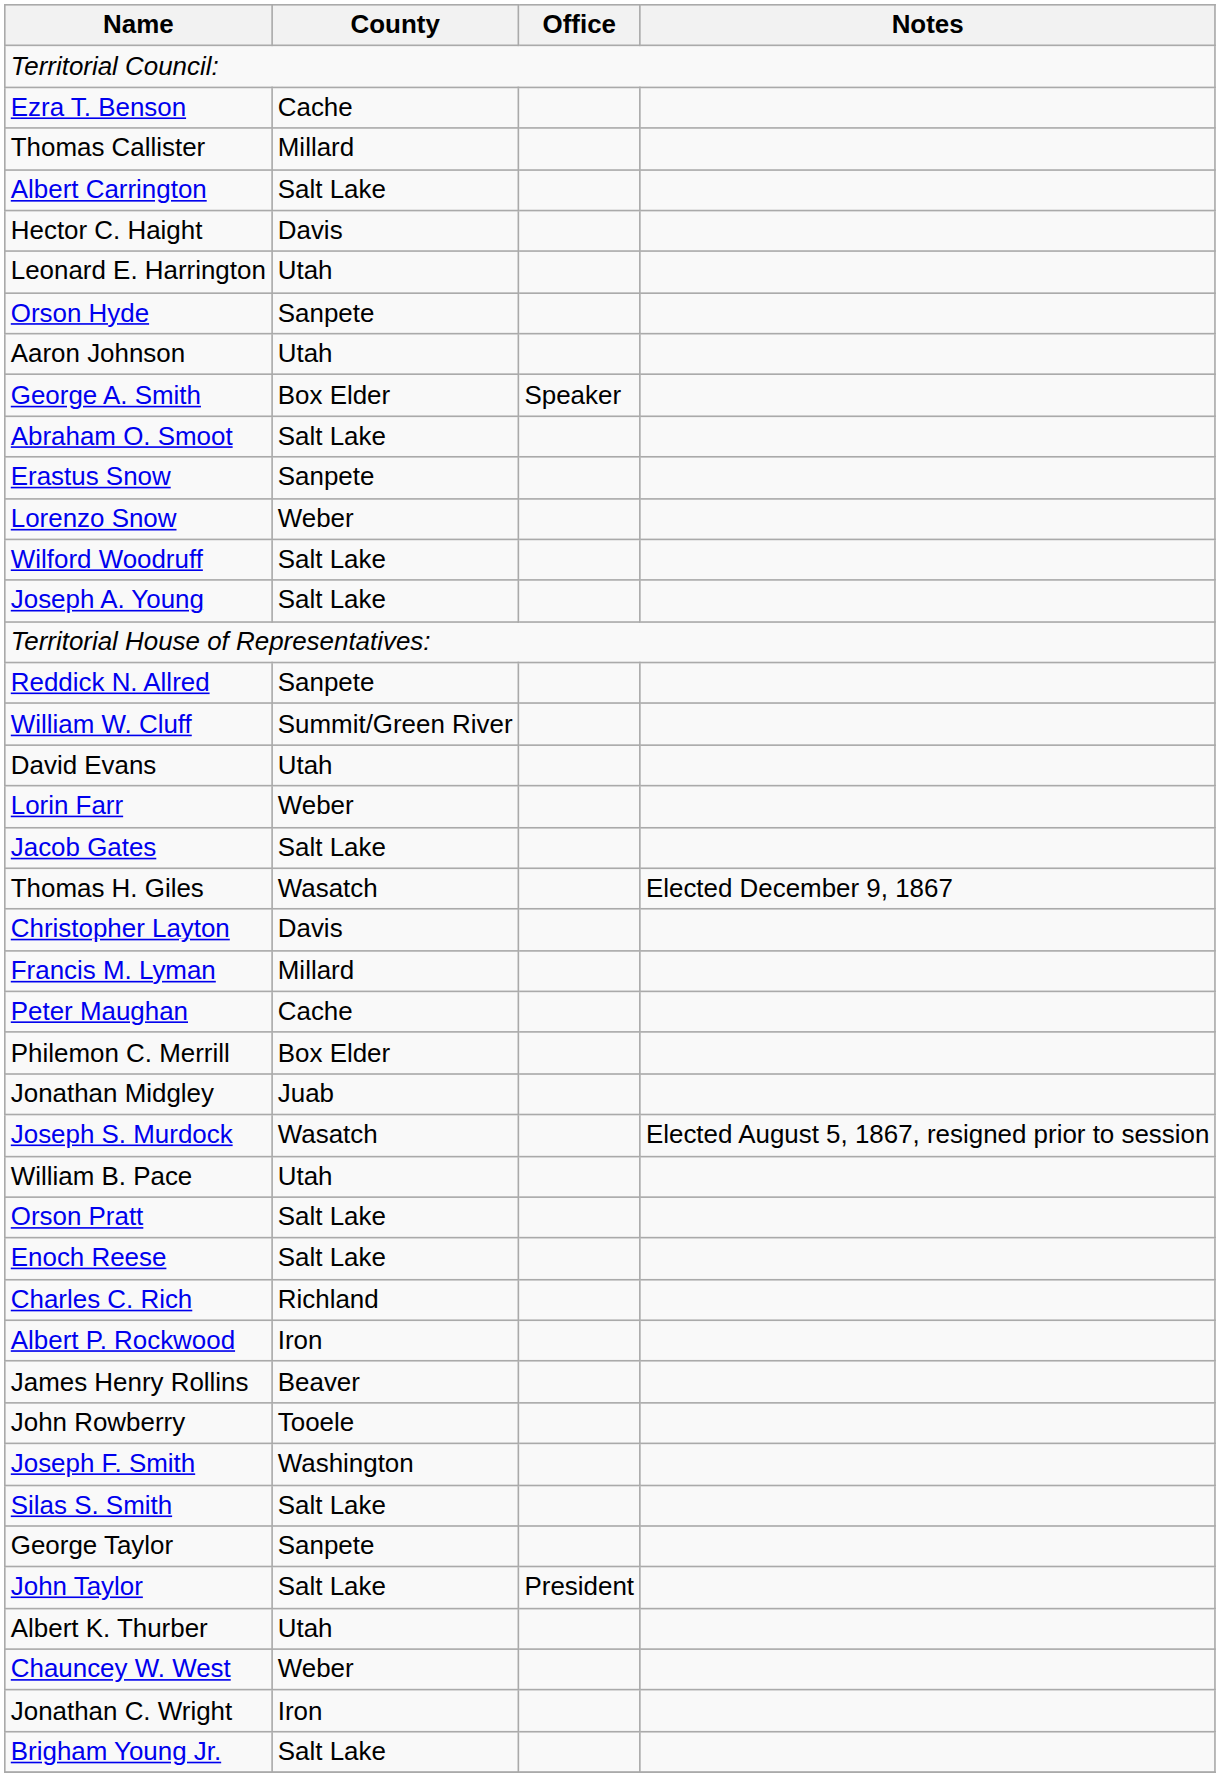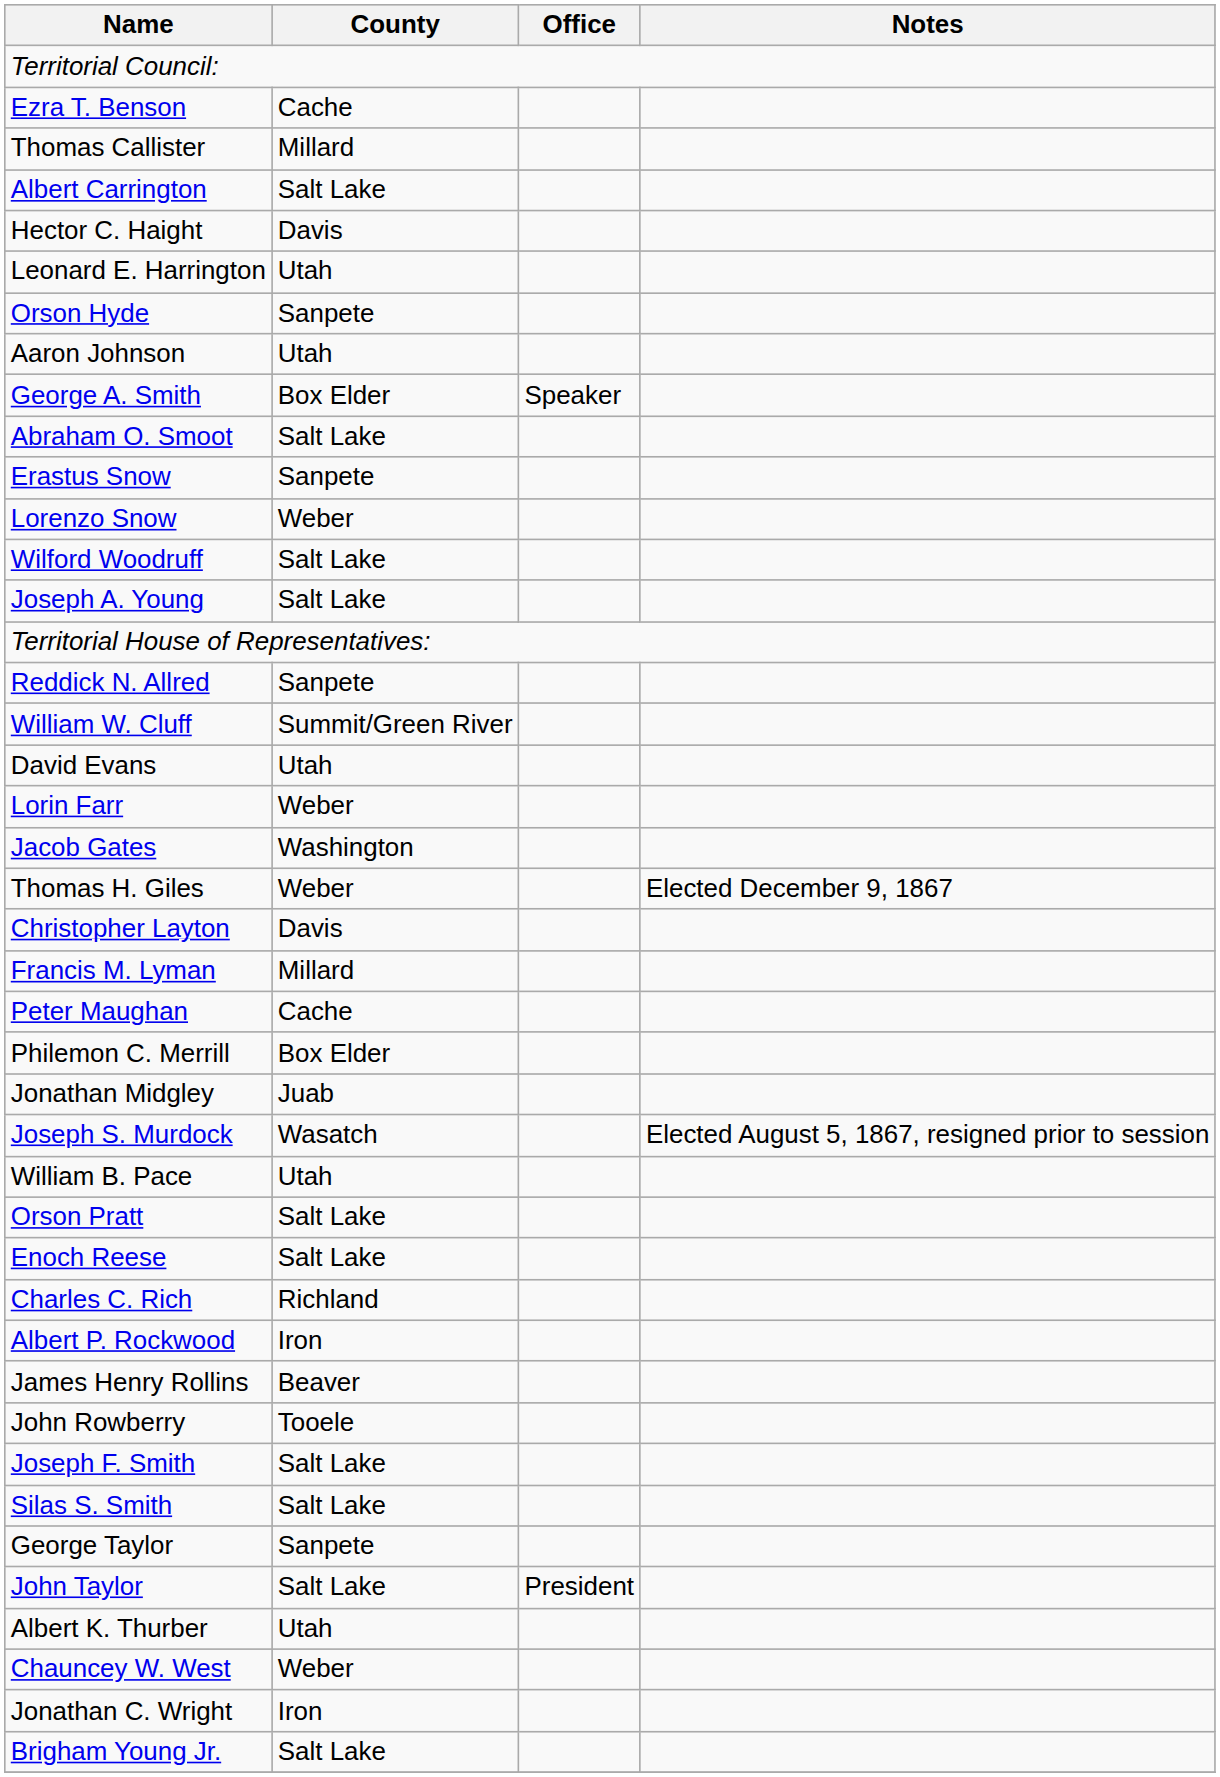(332, 847) Salt Lake -> (346, 847) Washington
(328, 888) Wasatch -> (316, 888) Weber
(346, 1463) Washington -> (332, 1463) Salt Lake
